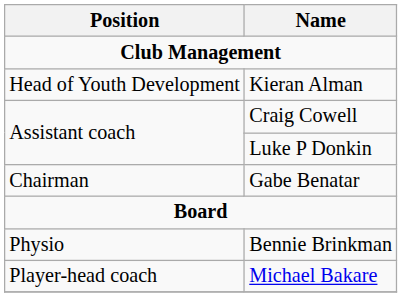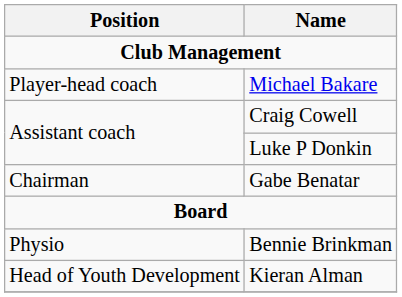rows swapped: (313, 276) <-> (306, 84)
